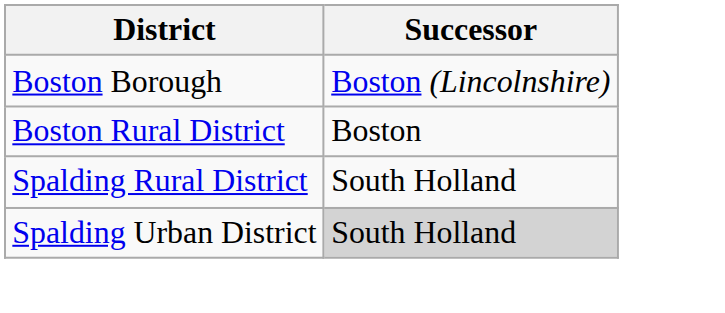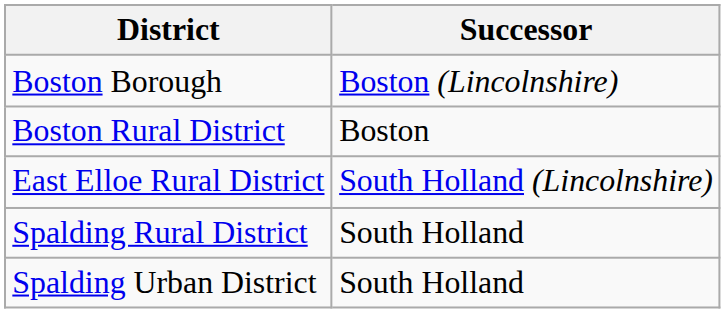+ row: (168, 181)
(424, 231) lightgrey background -> (432, 282) no background
